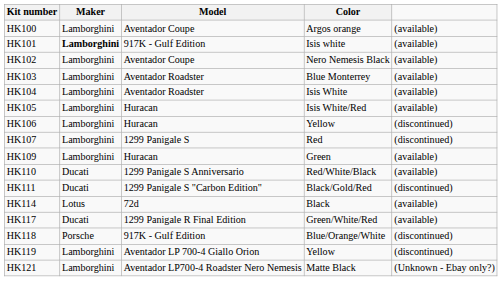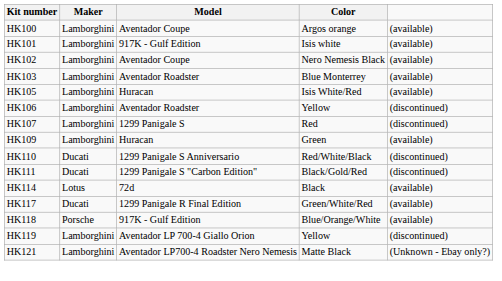(91, 44) bold -> (88, 44) normal
- row: (21, 92)
(141, 124) Huracan -> (159, 108) Aventador Roadster
(416, 172) (available) -> (419, 156) (discontinued)
(423, 236) (discontinued) -> (411, 220) (available)
